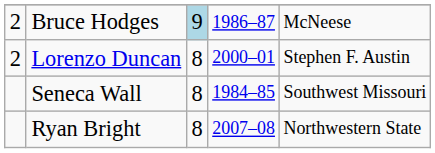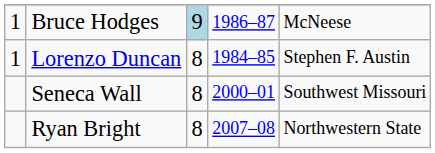(15, 22) 2 -> (15, 22) 1
(15, 57) 2 -> (15, 57) 1
(244, 57) 2000–01 -> (244, 57) 1984–85
(244, 93) 1984–85 -> (244, 93) 2000–01
